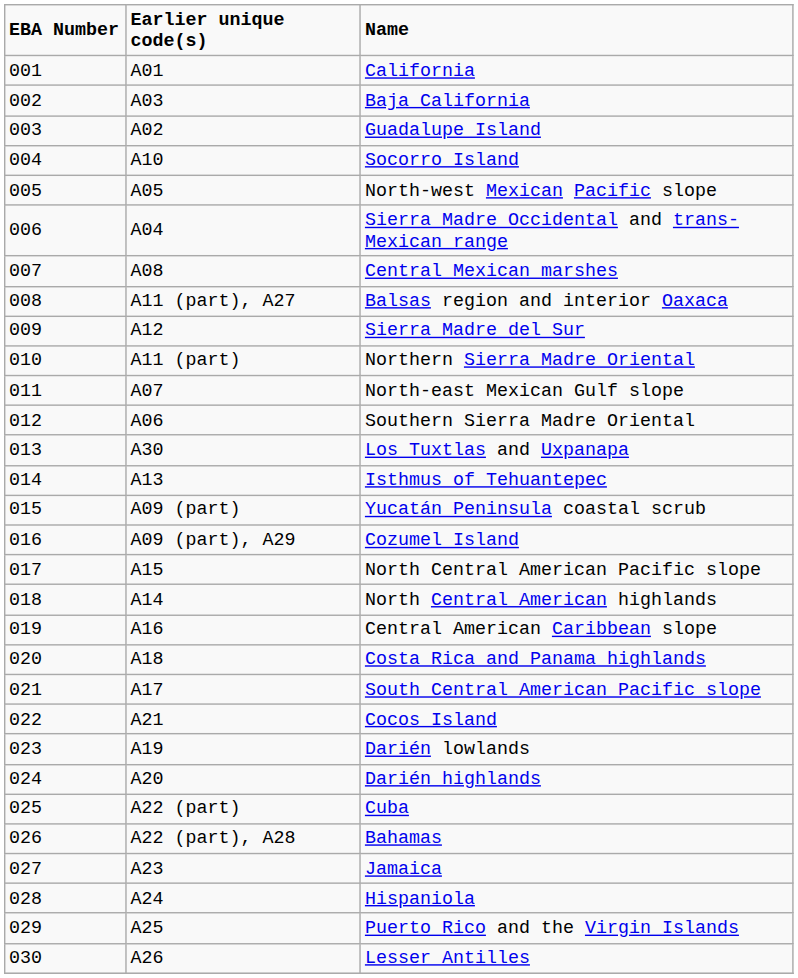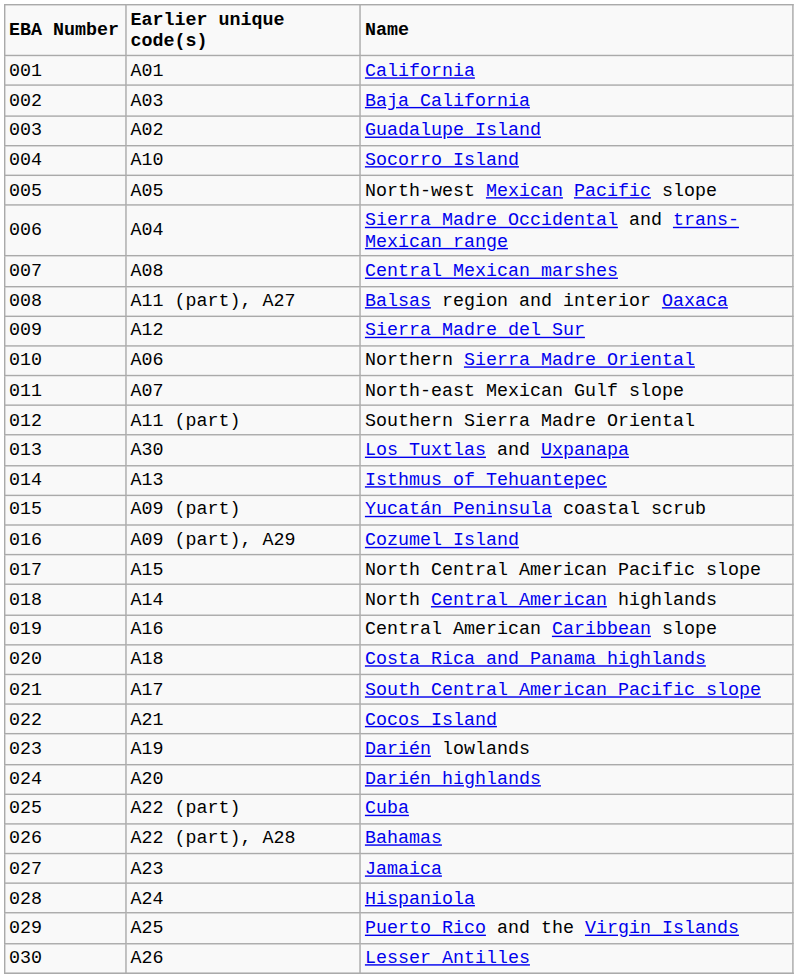(186, 361) A11 (part) -> (147, 361) A06
(147, 420) A06 -> (186, 420) A11 (part)
